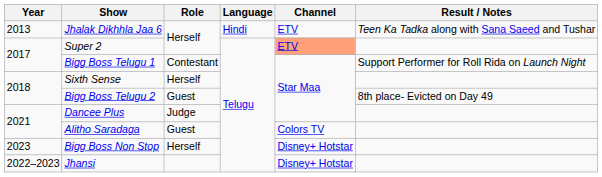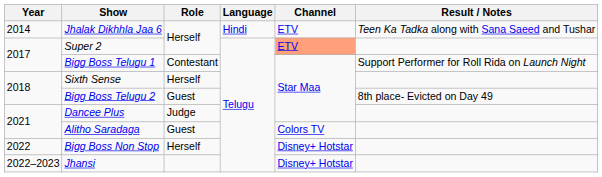(19, 29) 2013 -> (19, 29) 2014
(19, 146) 2023 -> (19, 146) 2022
